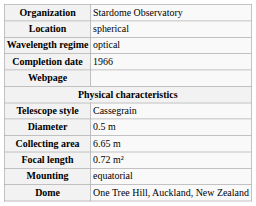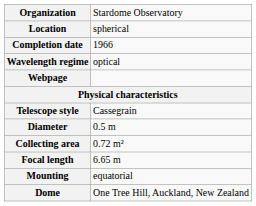rows swapped: (48, 45) <-> (48, 62)
(107, 144) 6.65 m -> (108, 144) 0.72 m²
(108, 160) 0.72 m² -> (107, 160) 6.65 m
